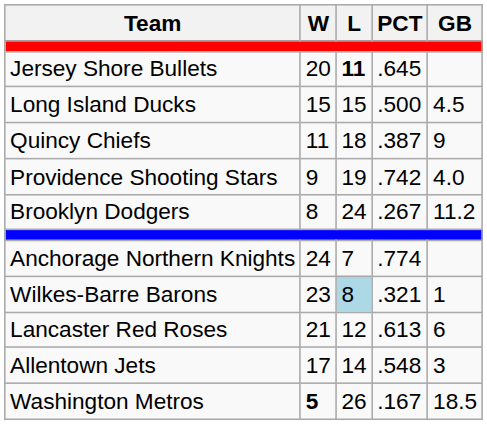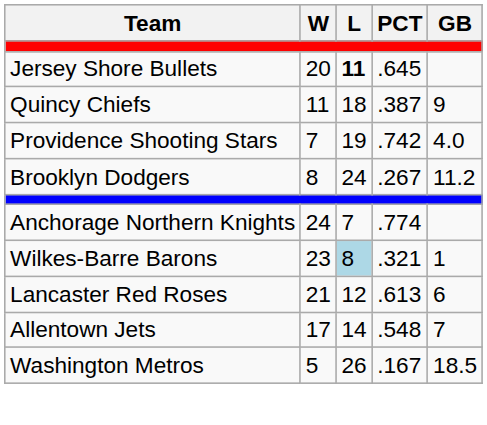- row: (103, 105)
(312, 177) 9 -> (312, 141) 7
(439, 366) 3 -> (439, 330) 7
(312, 401) bold -> (312, 366) normal
